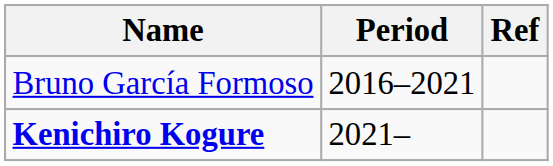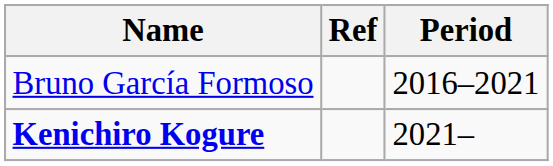columns swapped: (402, 30) <-> (515, 30)
